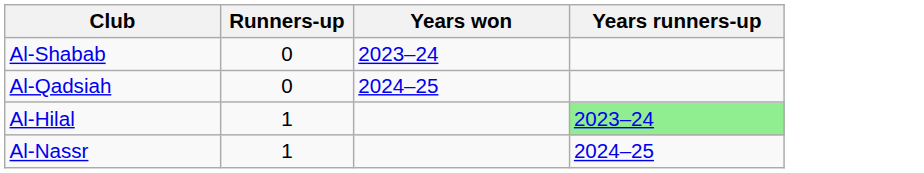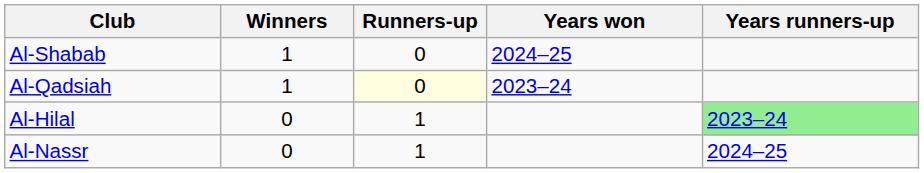+ column: (287, 21)
(398, 54) 2023–24 -> (532, 54) 2024–25
(287, 86) no background -> (420, 86) lightyellow background
(398, 86) 2024–25 -> (532, 86) 2023–24
